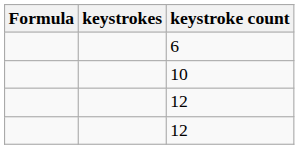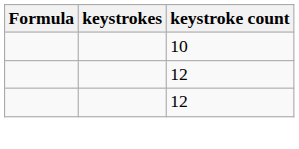- row: (41, 46)
